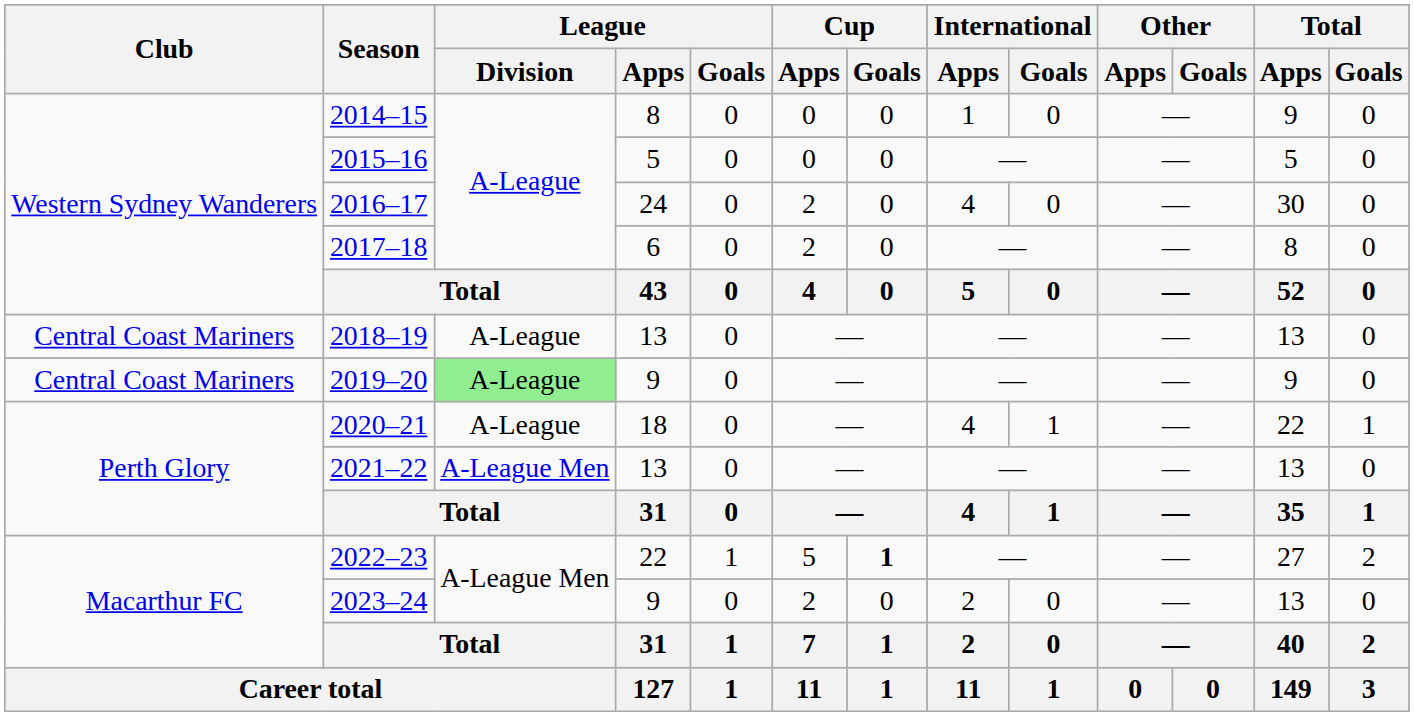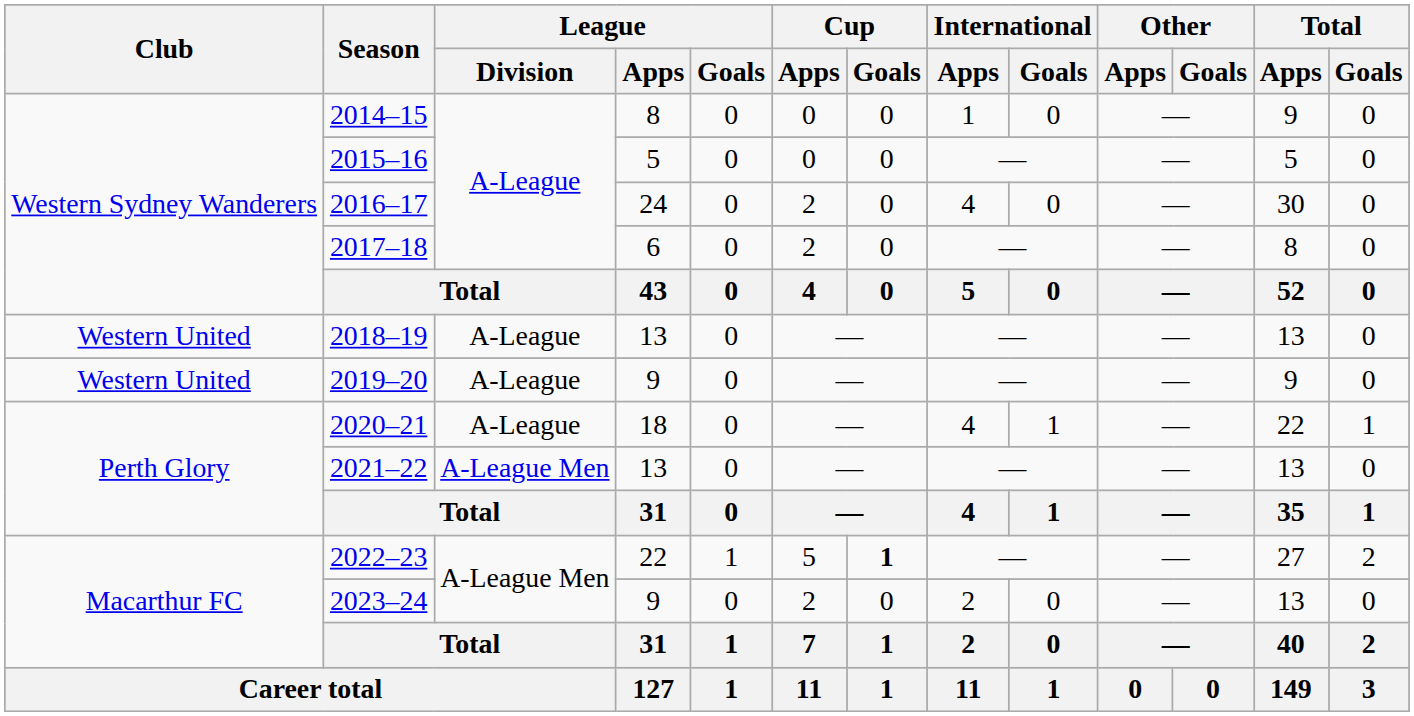(164, 335) Central Coast Mariners -> (164, 335) Western United
(164, 379) Central Coast Mariners -> (164, 379) Western United
(525, 379) lightgreen background -> (525, 379) no background
